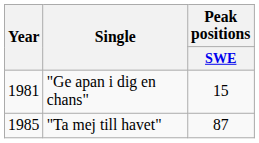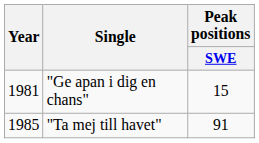(221, 125) 87 -> (221, 125) 91
